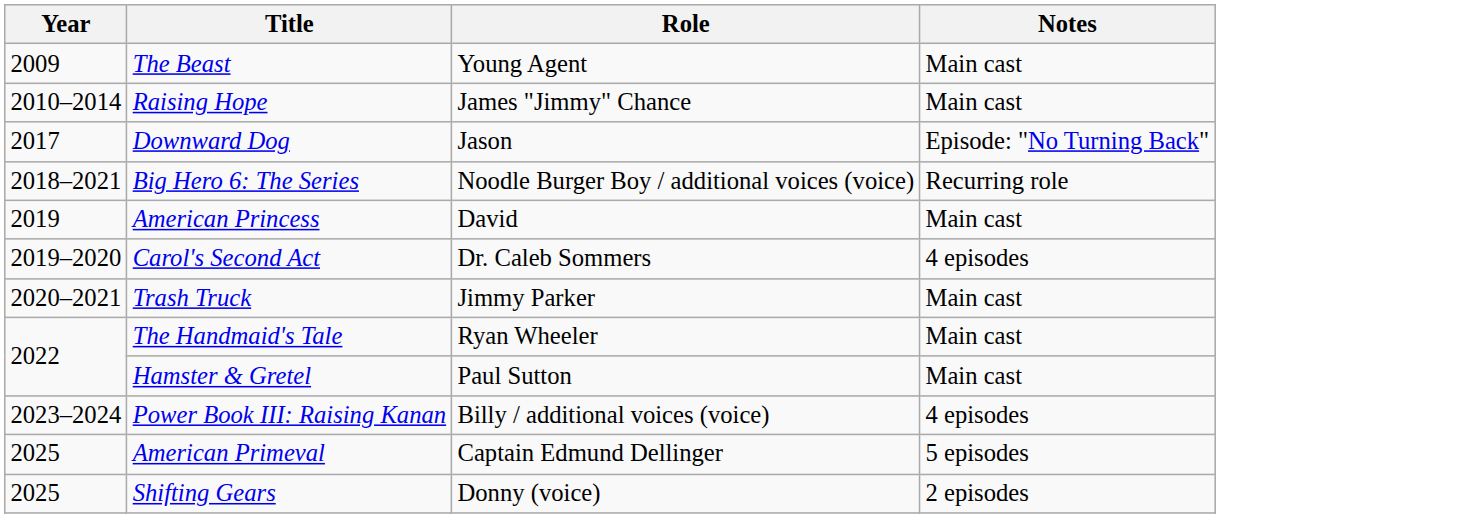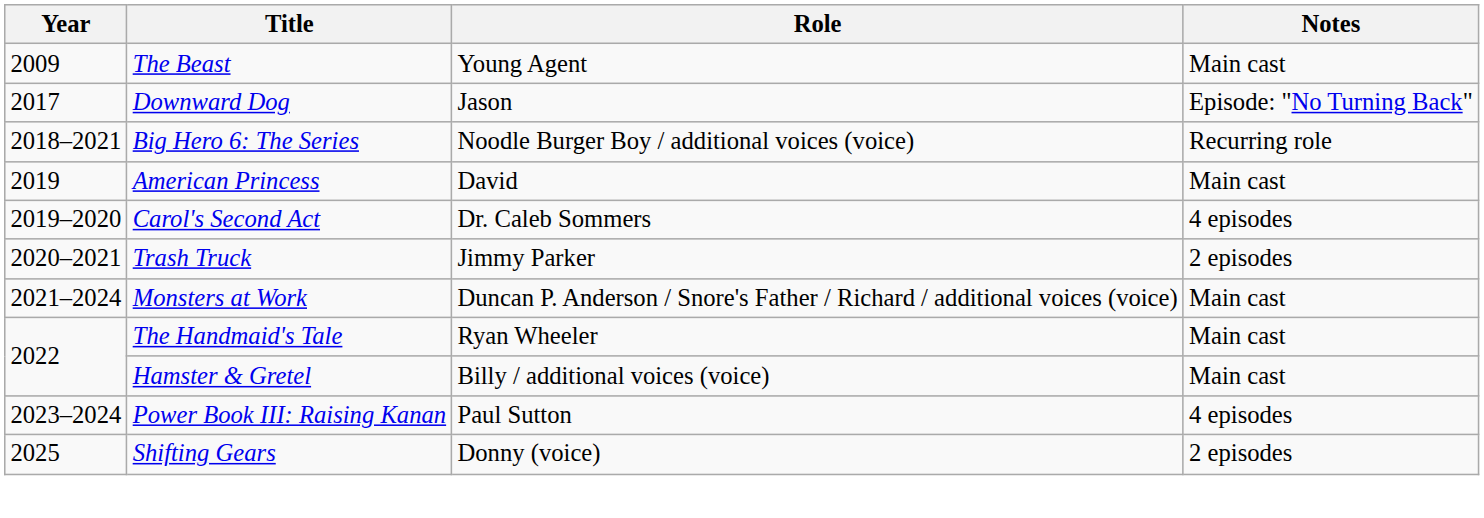- row: (200, 102)
(974, 297) Main cast -> (1241, 258) 2 episodes
+ row: (220, 297)
(515, 375) Paul Sutton -> (614, 375) Billy / additional voices (voice)
(614, 414) Billy / additional voices (voice) -> (515, 414) Paul Sutton
- row: (229, 453)
